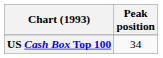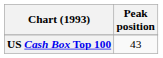(136, 44) 34 -> (136, 44) 43
